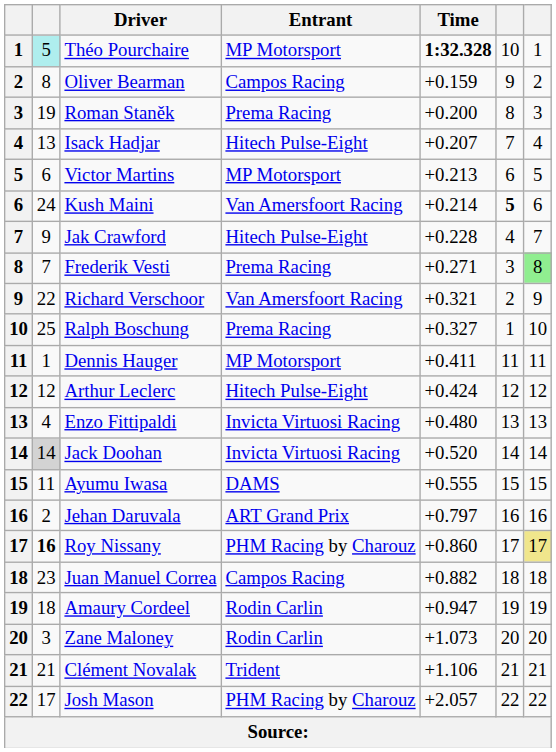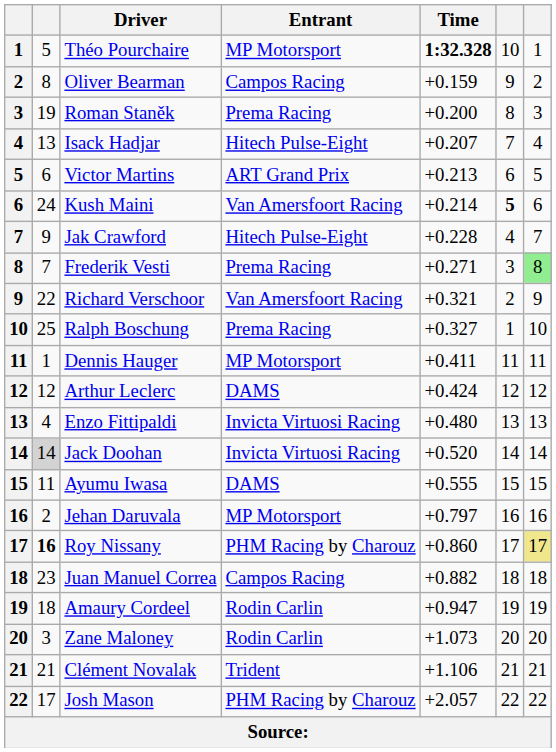(46, 50) paleturquoise background -> (46, 50) no background
(283, 174) MP Motorsport -> (287, 174) ART Grand Prix
(297, 391) Hitech Pulse-Eight -> (253, 391) DAMS
(287, 514) ART Grand Prix -> (283, 514) MP Motorsport
